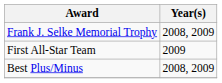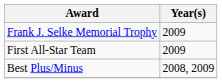(188, 31) 2008, 2009 -> (174, 31) 2009
